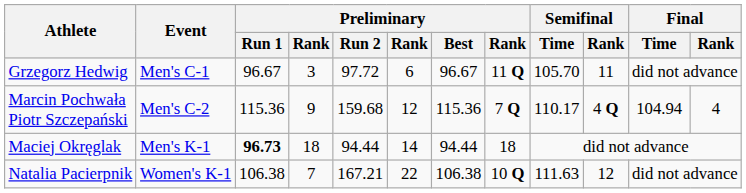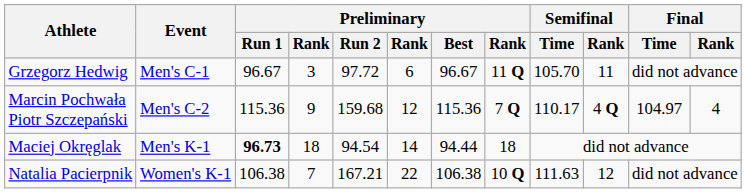(659, 109) 104.94 -> (659, 109) 104.97
(360, 147) 94.44 -> (360, 147) 94.54
